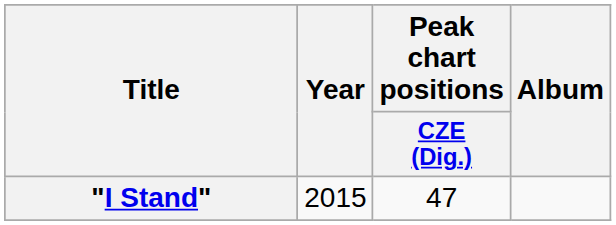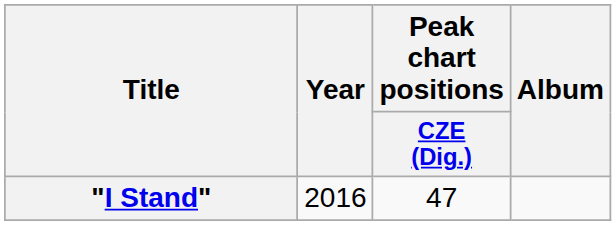(335, 197) 2015 -> (335, 197) 2016
